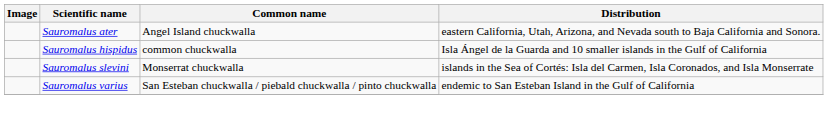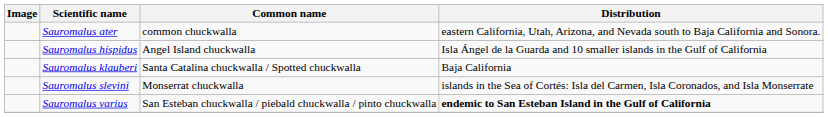(199, 31) Angel Island chuckwalla -> (189, 31) common chuckwalla
(189, 49) common chuckwalla -> (199, 49) Angel Island chuckwalla
+ row: (90, 67)
(568, 85) normal -> (576, 103) bold
